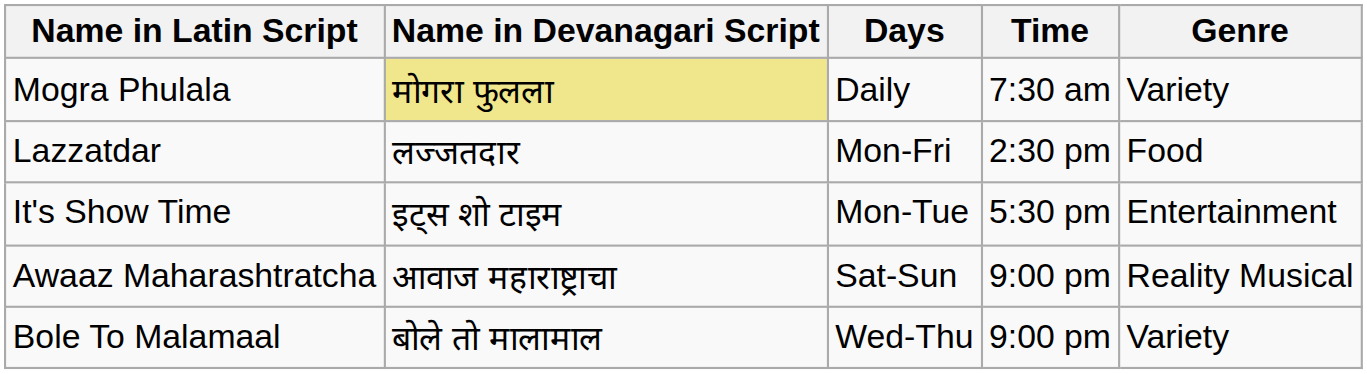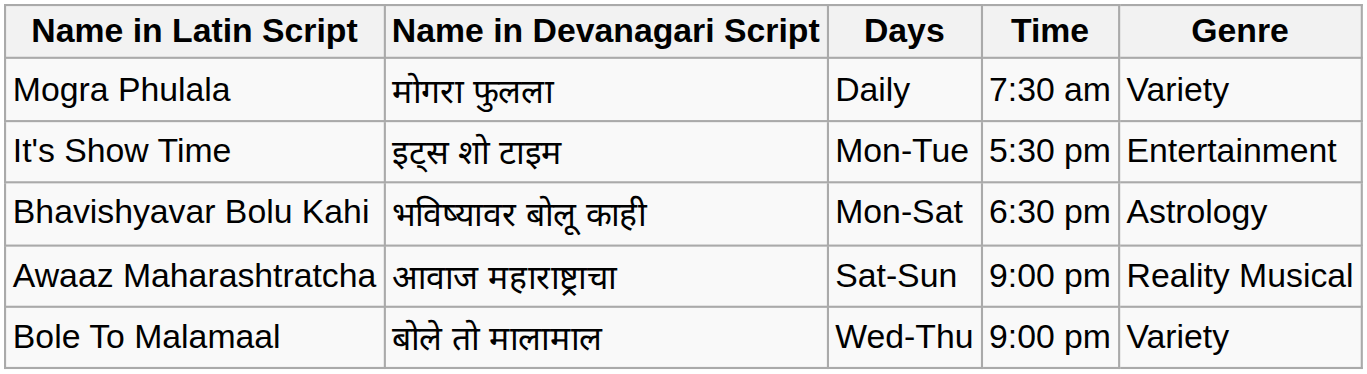(473, 91) khaki background -> (473, 91) no background
- row: (87, 151)
+ row: (191, 212)
